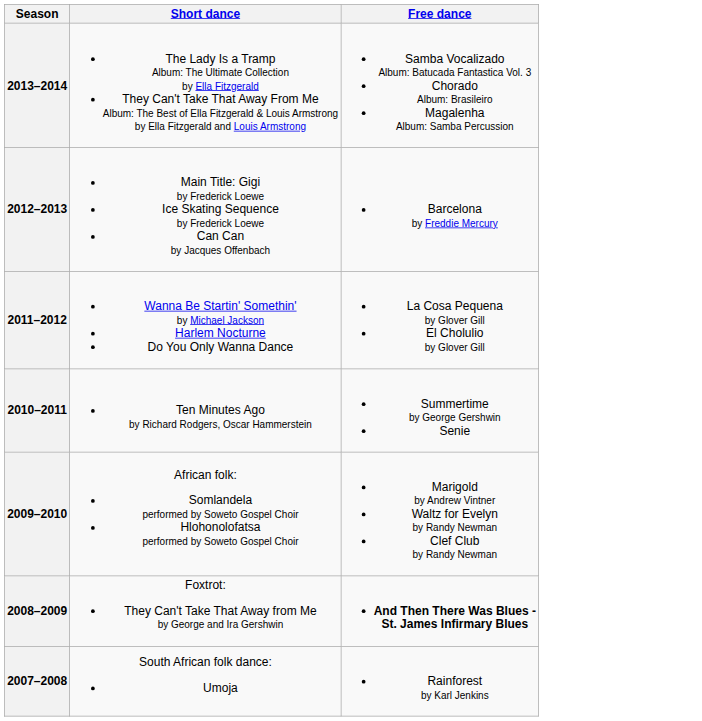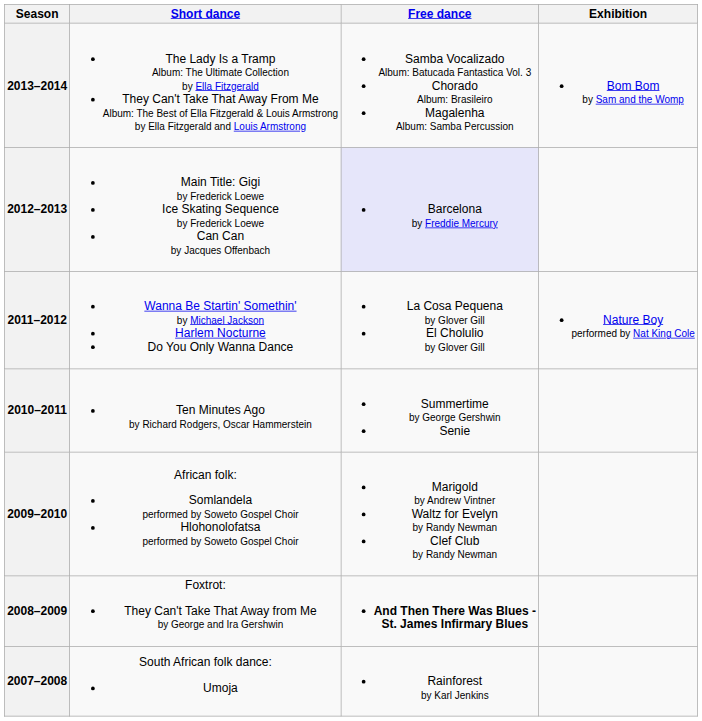+ column: (618, 14)
(440, 216) no background -> (440, 216) lavender background
